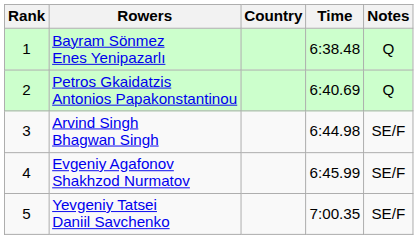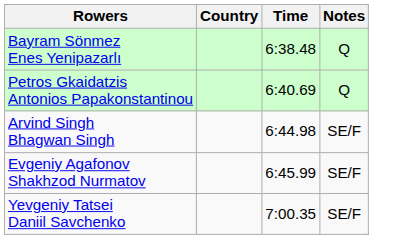- column: (27, 16)
